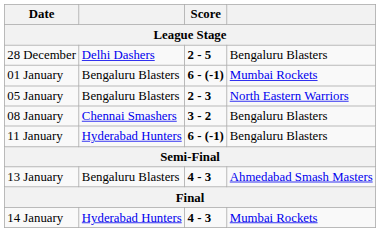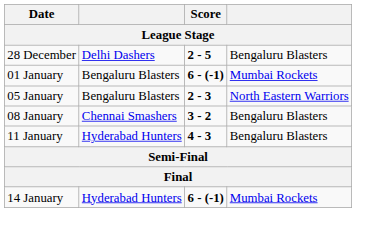(206, 136) 6 - (-1) -> (199, 136) 4 - 3
- row: (35, 177)
(199, 217) 4 - 3 -> (206, 197) 6 - (-1)
